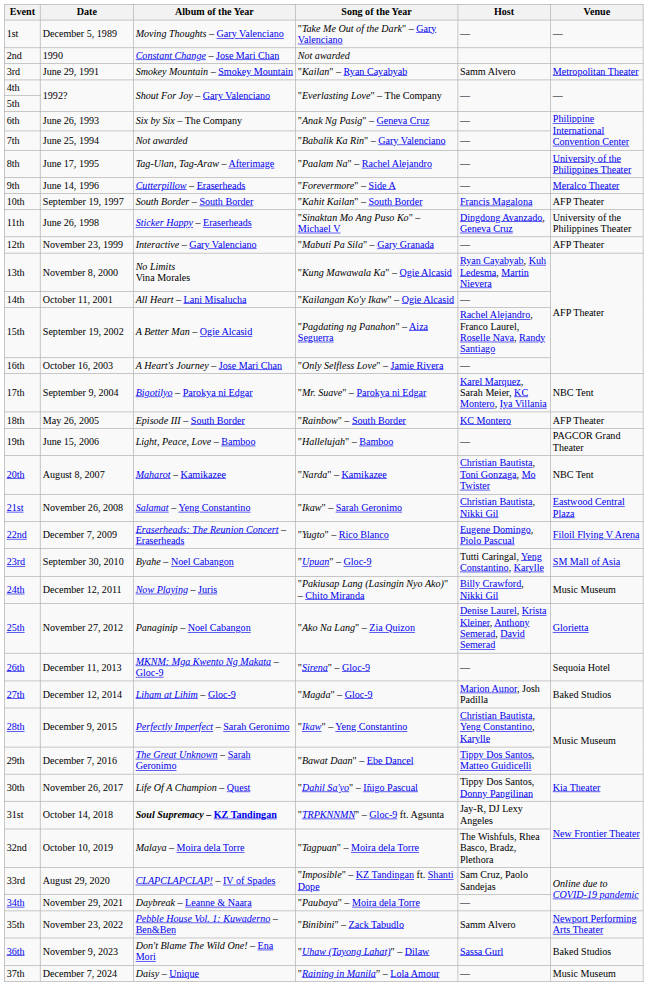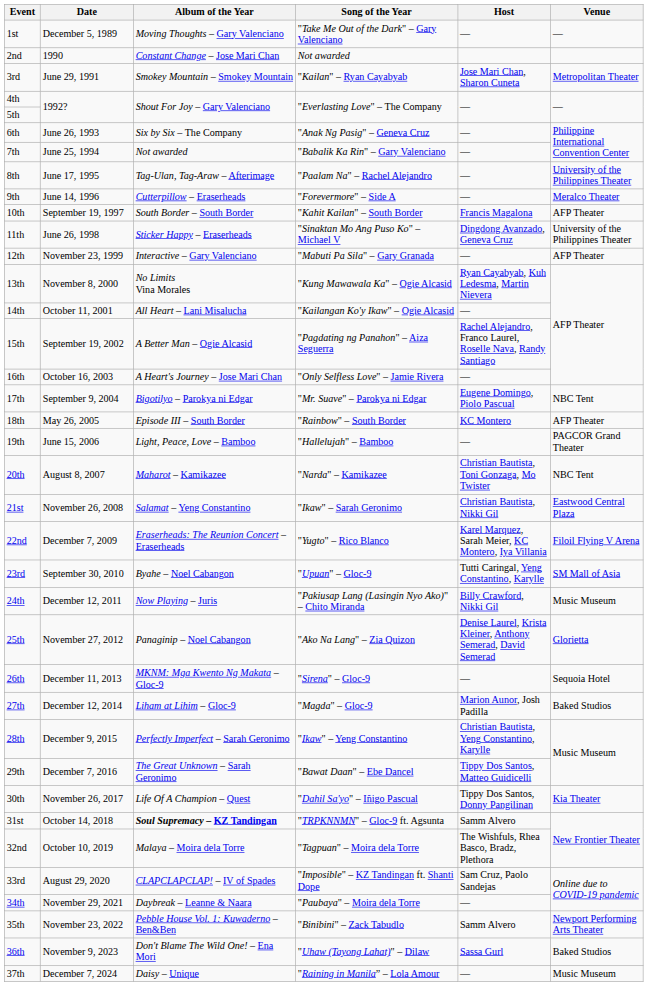(488, 71) Samm Alvero -> (493, 77) Jose Mari Chan, Sharon Cuneta
(503, 393) Karel Marquez, Sarah Meier, KC Montero, Iya Villania -> (497, 398) Eugene Domingo, Piolo Pascual
(497, 535) Eugene Domingo, Piolo Pascual -> (503, 540) Karel Marquez, Sarah Meier, KC Montero, Iya Villania
(491, 815) Jay-R, DJ Lexy Angeles -> (488, 820) Samm Alvero
